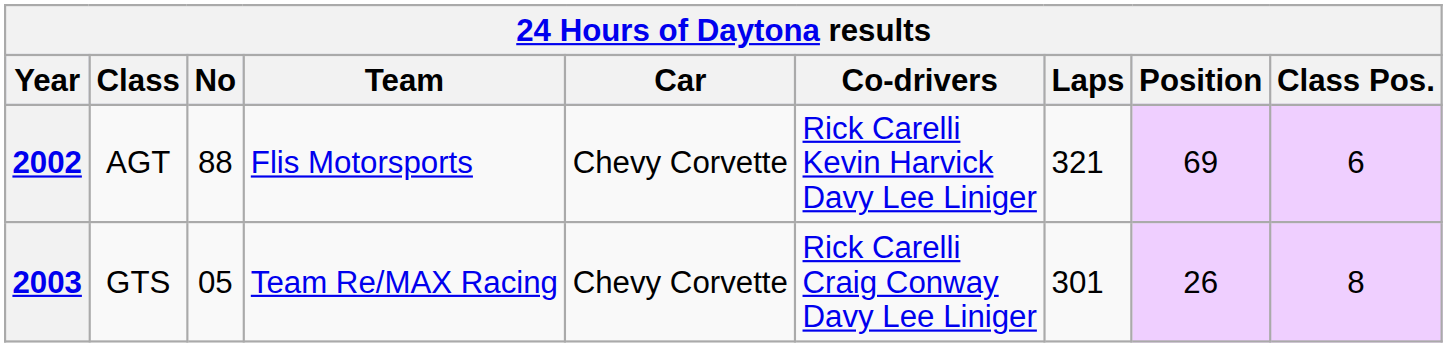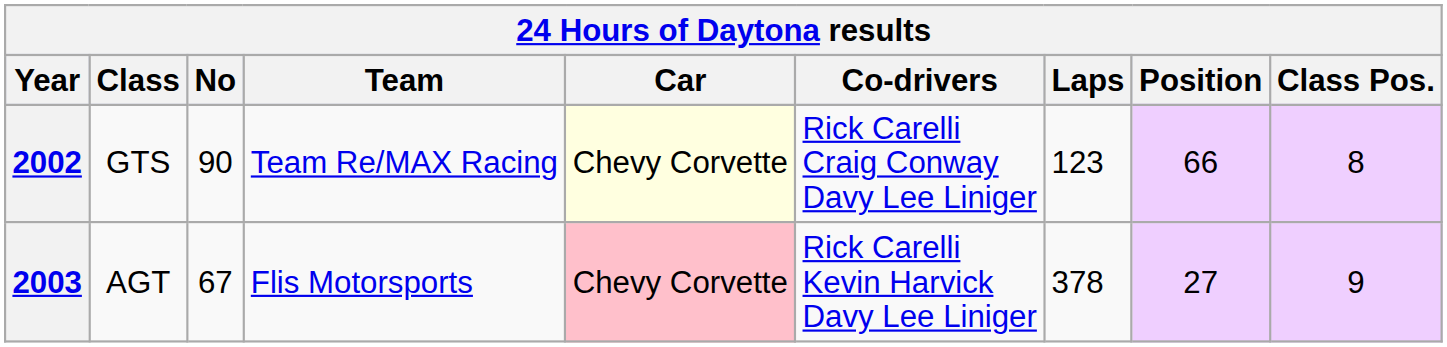(138, 164) AGT -> (138, 164) GTS
(215, 164) 88 -> (215, 164) 90
(362, 164) Flis Motorsports -> (404, 164) Team Re/MAX Racing
(680, 164) no background -> (680, 164) lightyellow background
(920, 164) Rick Carelli Kevin Harvick Davy Lee Liniger -> (920, 164) Rick Carelli Craig Conway Davy Lee Liniger
(1078, 164) 321 -> (1078, 164) 123
(1201, 164) 69 -> (1201, 164) 66
(1356, 164) 6 -> (1356, 164) 8
(138, 282) GTS -> (138, 282) AGT
(215, 282) 05 -> (215, 282) 67
(404, 282) Team Re/MAX Racing -> (362, 282) Flis Motorsports
(680, 282) no background -> (680, 282) pink background
(920, 282) Rick Carelli Craig Conway Davy Lee Liniger -> (920, 282) Rick Carelli Kevin Harvick Davy Lee Liniger
(1078, 282) 301 -> (1078, 282) 378
(1201, 282) 26 -> (1201, 282) 27
(1356, 282) 8 -> (1356, 282) 9
